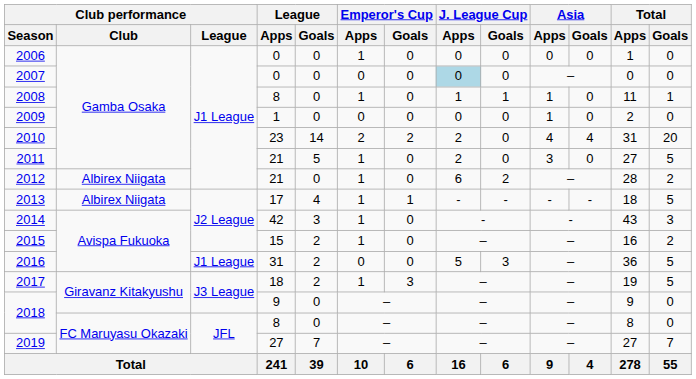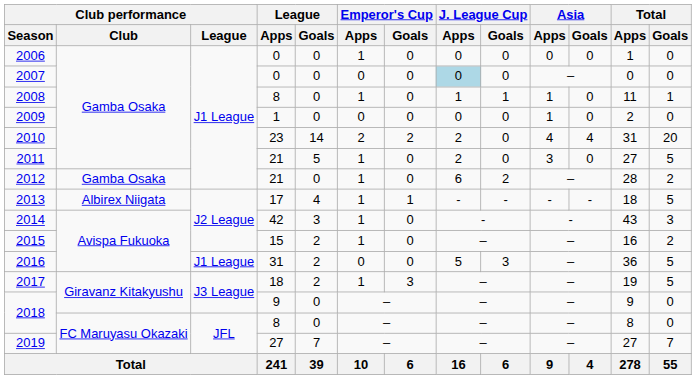(124, 179) Albirex Niigata -> (124, 179) Gamba Osaka
